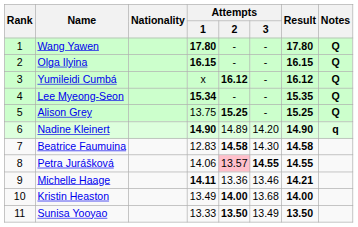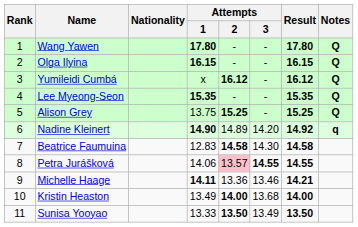(203, 96) 15.34 -> (203, 96) 15.35
(300, 130) 14.90 -> (300, 130) 14.92
